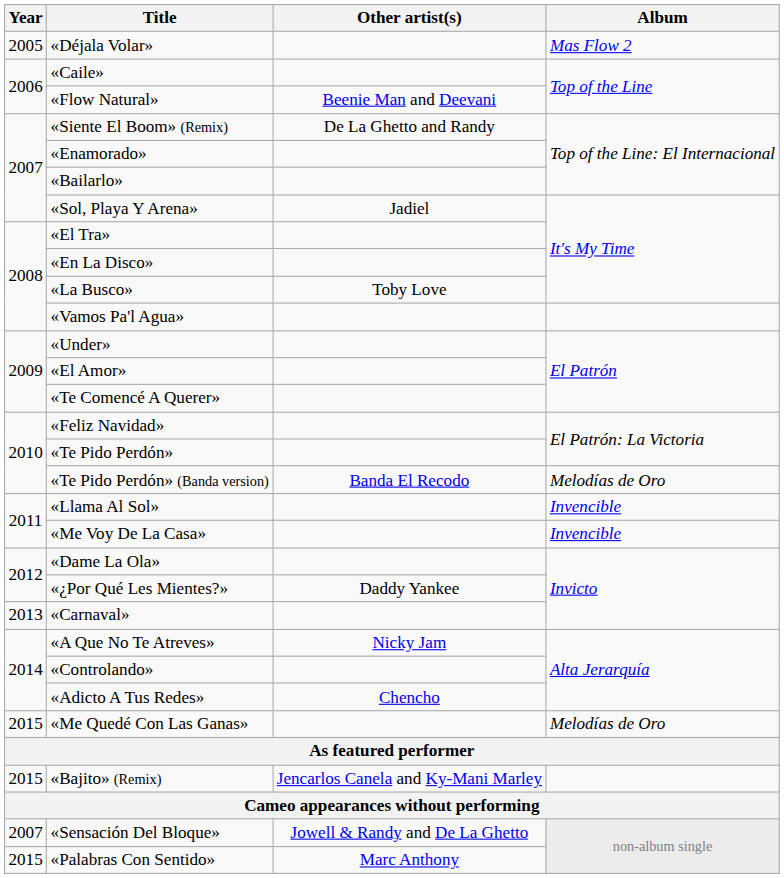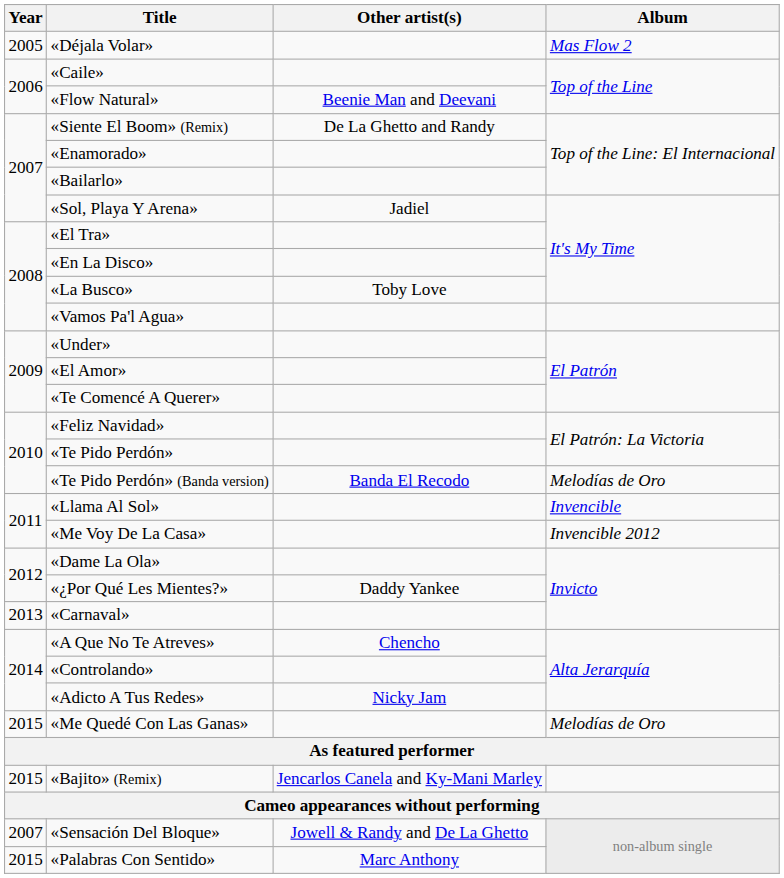(586, 533) Invencible -> (605, 533) Invencible 2012
(409, 642) Nicky Jam -> (409, 642) Chencho
(409, 696) Chencho -> (409, 696) Nicky Jam
